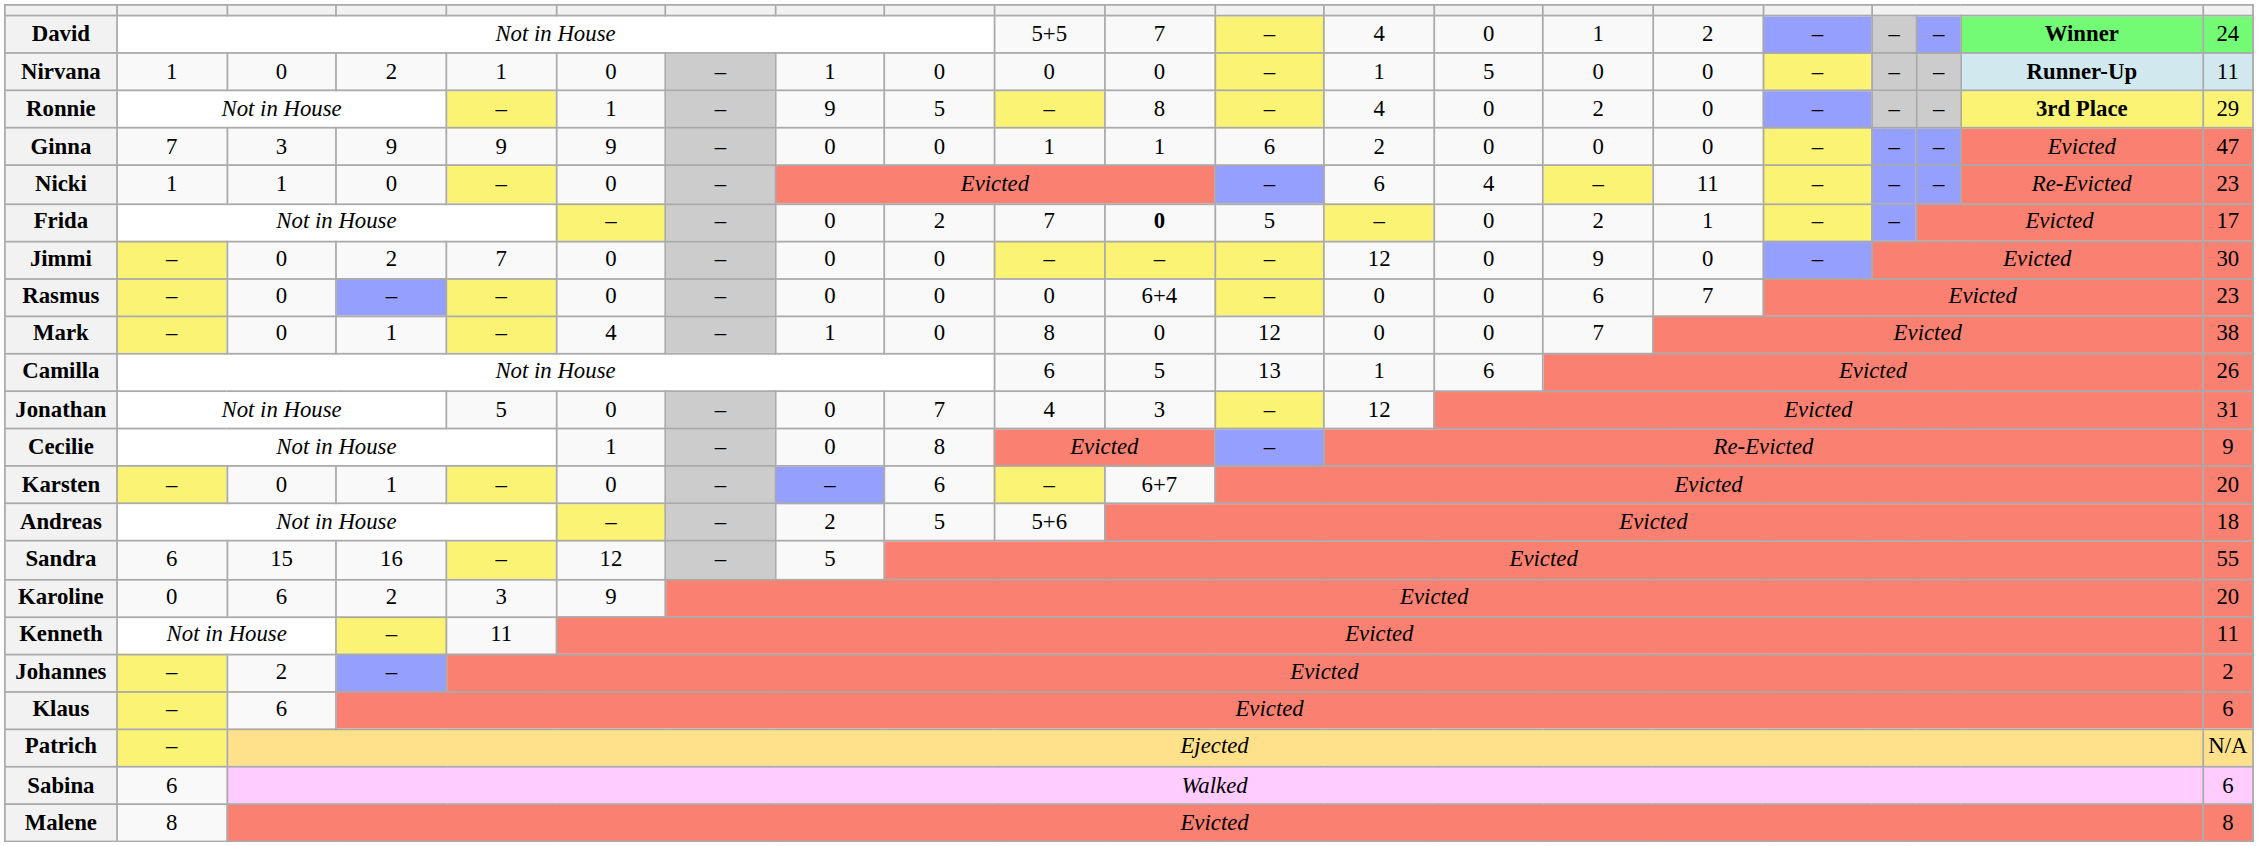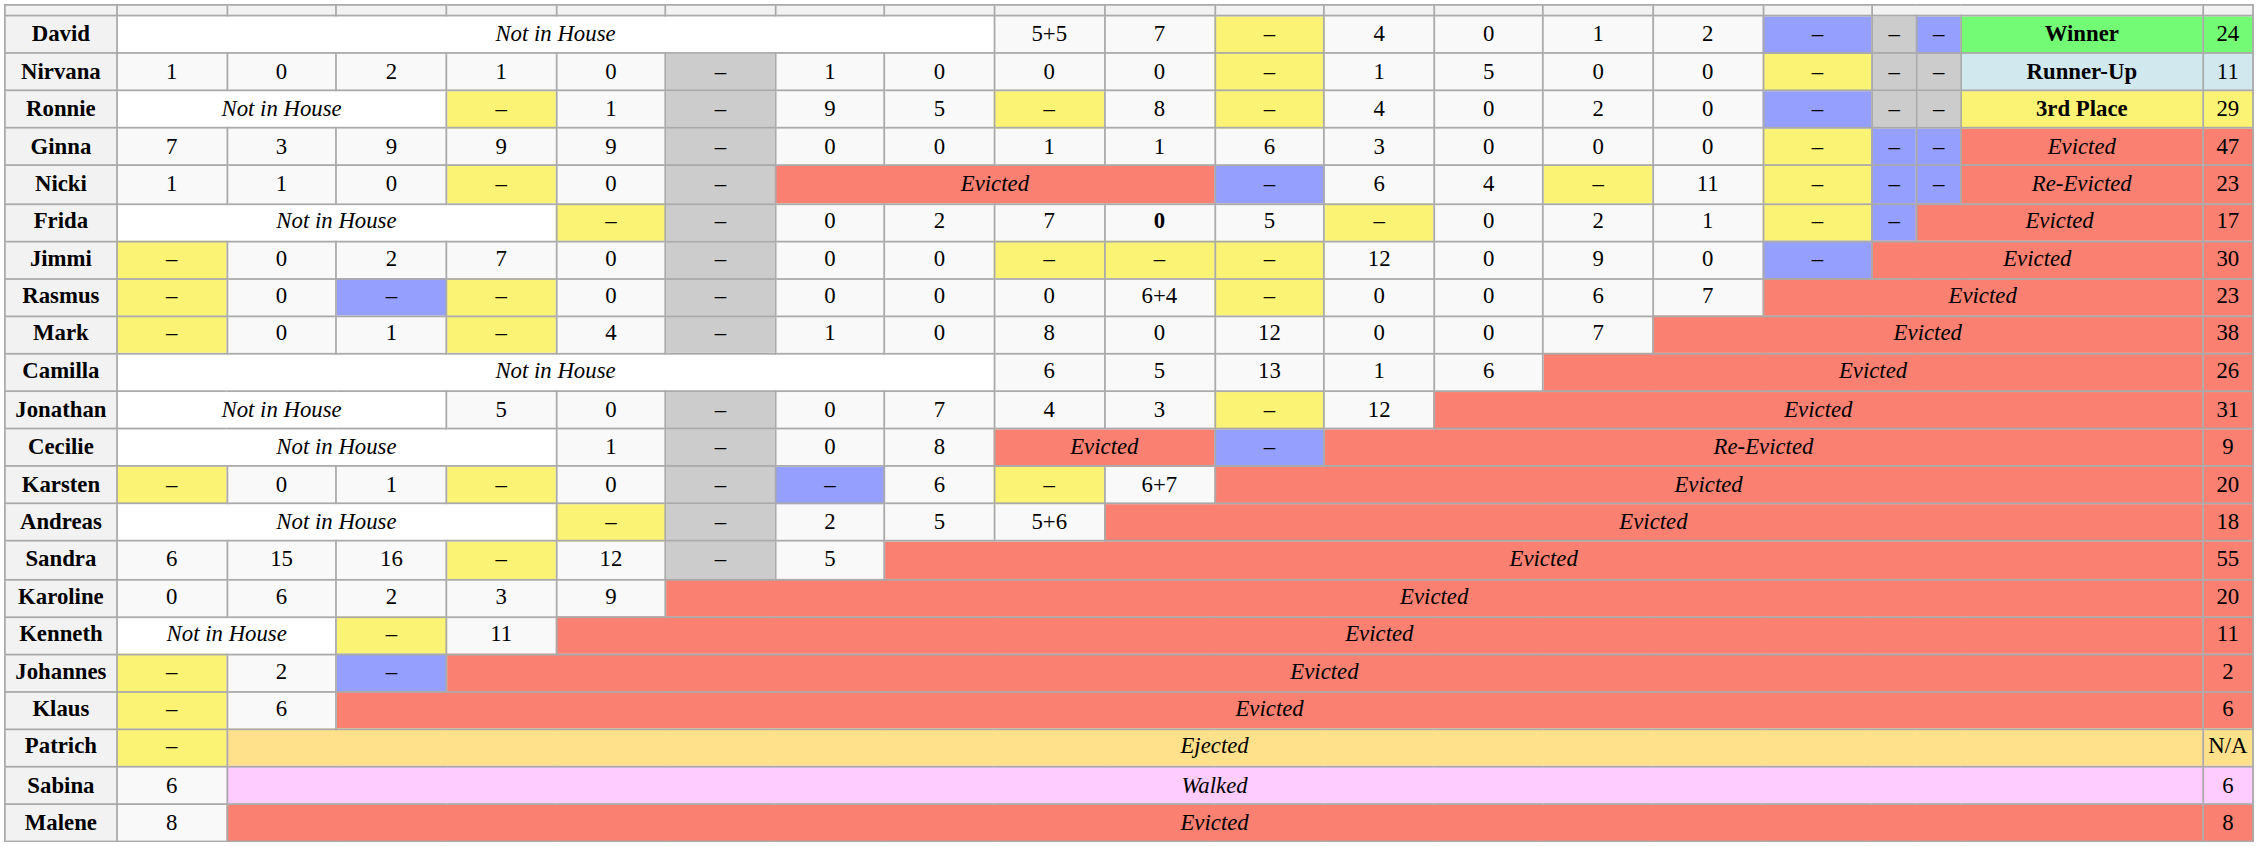(1379, 146) 2 -> (1379, 146) 3
